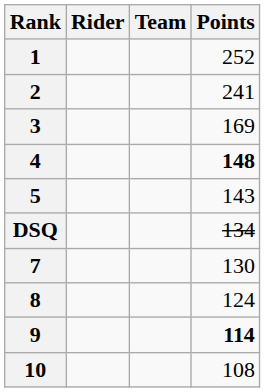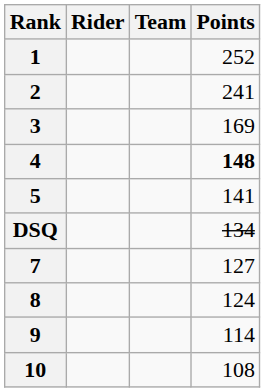(238, 195) 143 -> (238, 195) 141
(238, 265) 130 -> (238, 265) 127
(239, 334) bold -> (239, 334) normal
